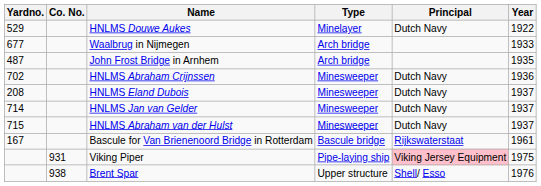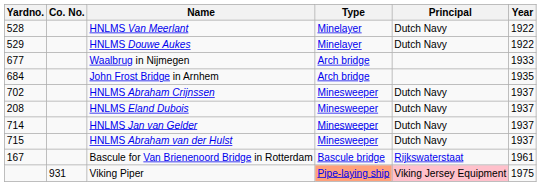+ row: (139, 28)
(15, 60) 487 -> (15, 76) 684
(522, 76) 1936 -> (522, 92) 1937
(353, 157) no background -> (353, 173) lightsalmon background
- row: (114, 173)
